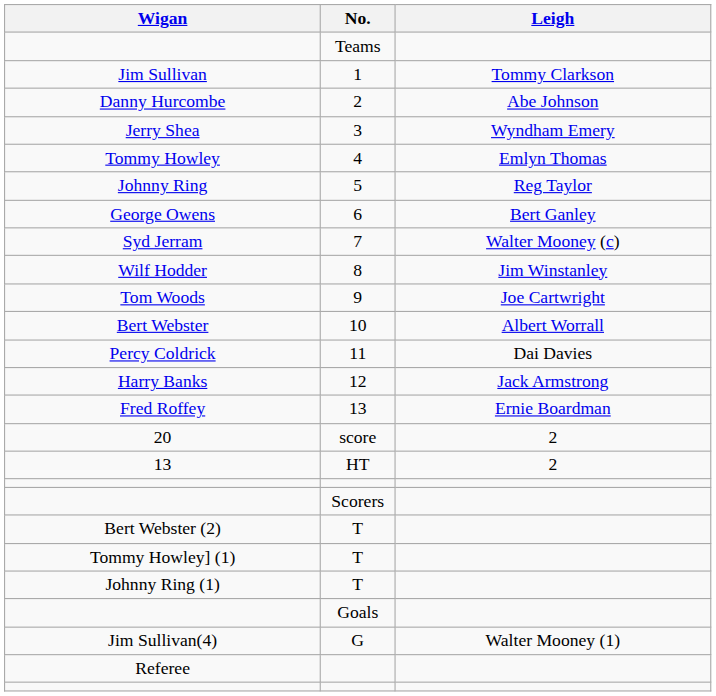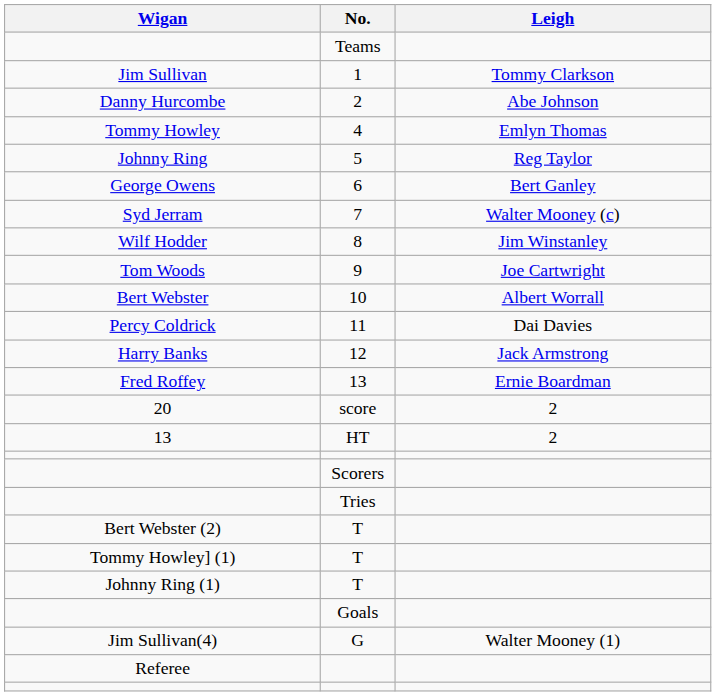- row: (163, 130)
+ row: (163, 501)
